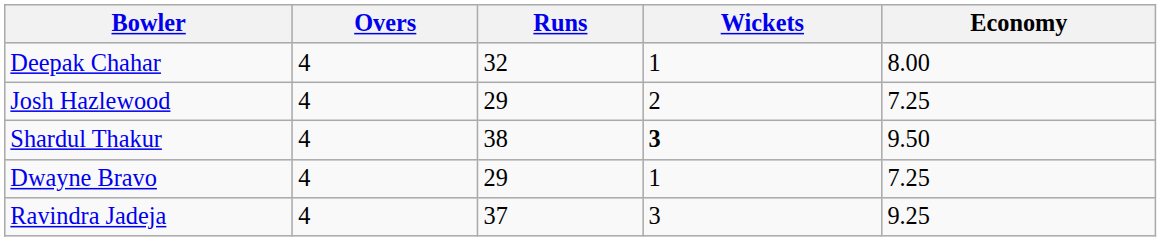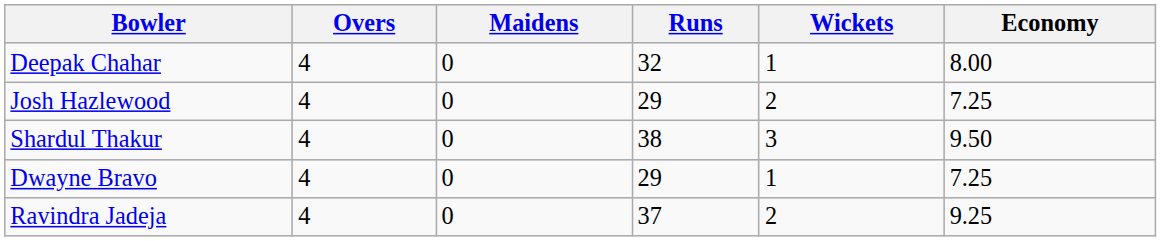+ column: (534, 23)
(655, 139) bold -> (771, 139) normal
(655, 216) 3 -> (771, 216) 2
